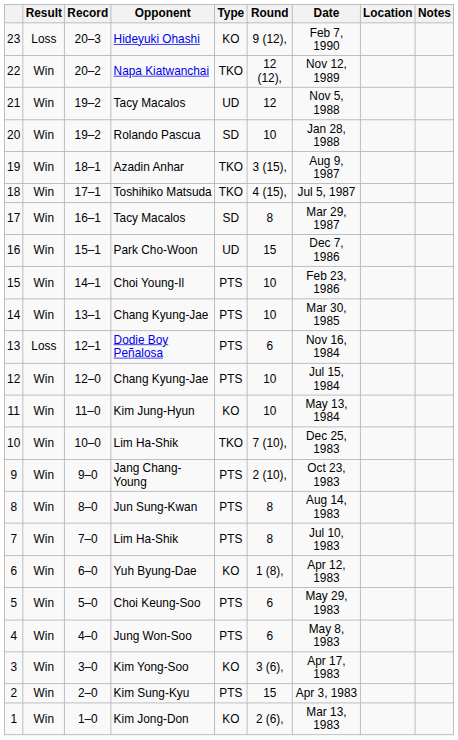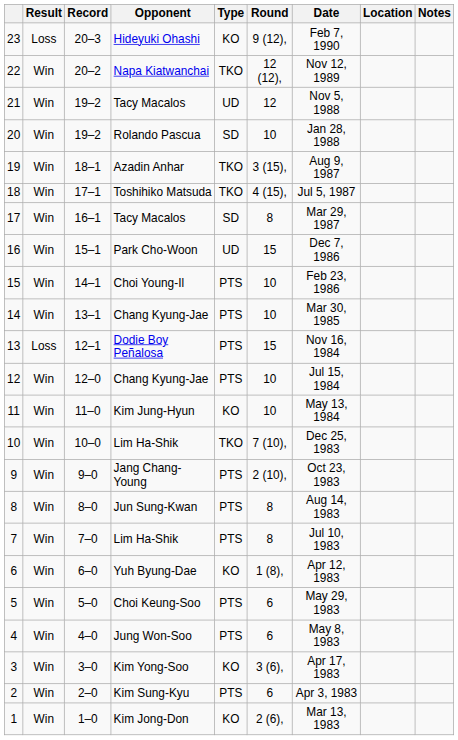(270, 346) 6 -> (270, 346) 15
(270, 693) 15 -> (270, 693) 6
